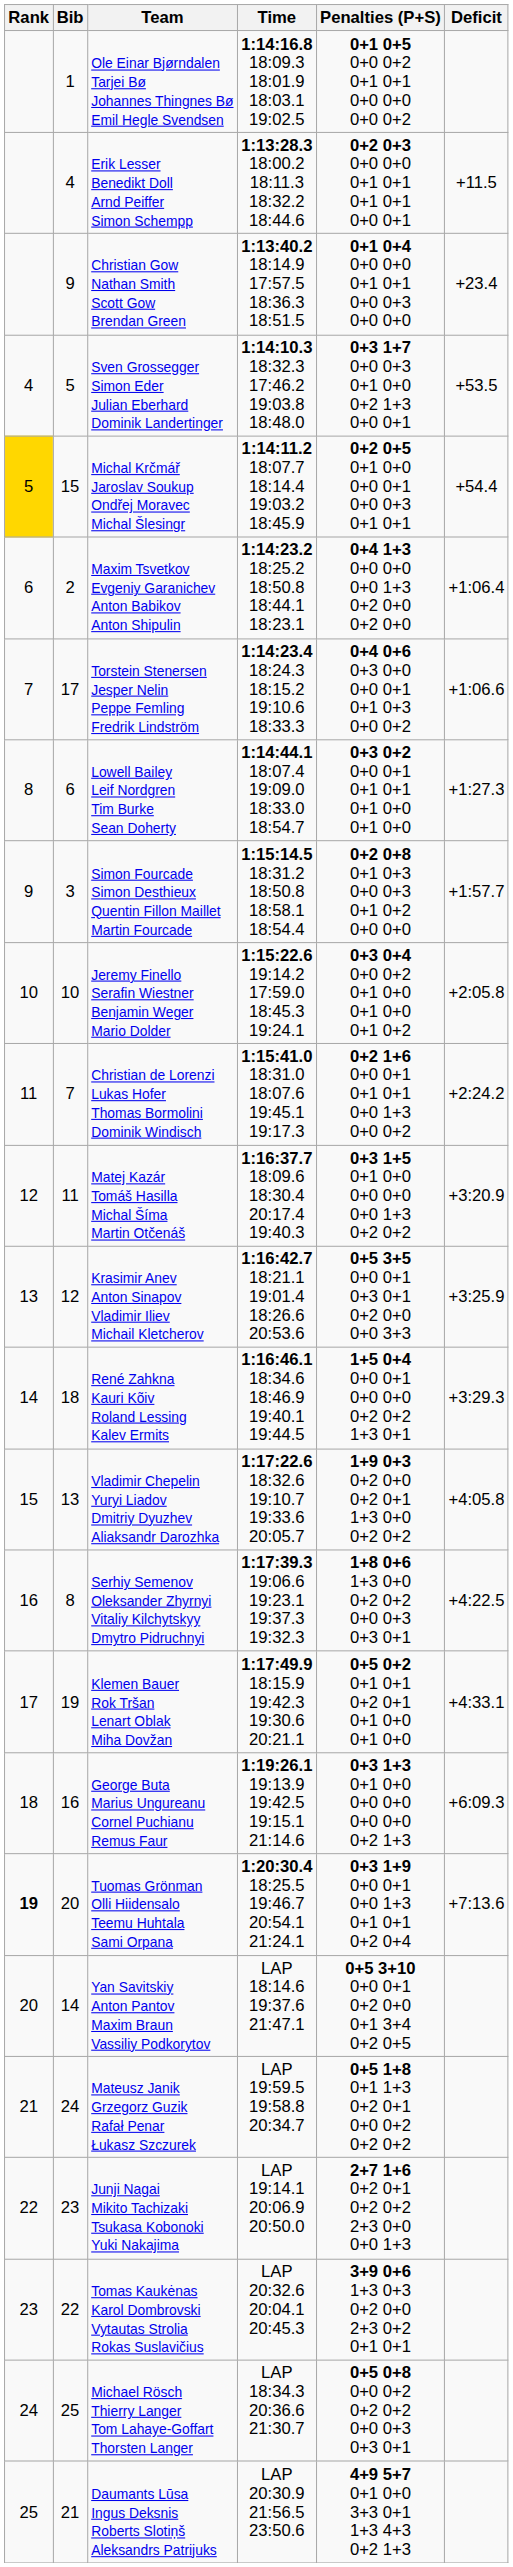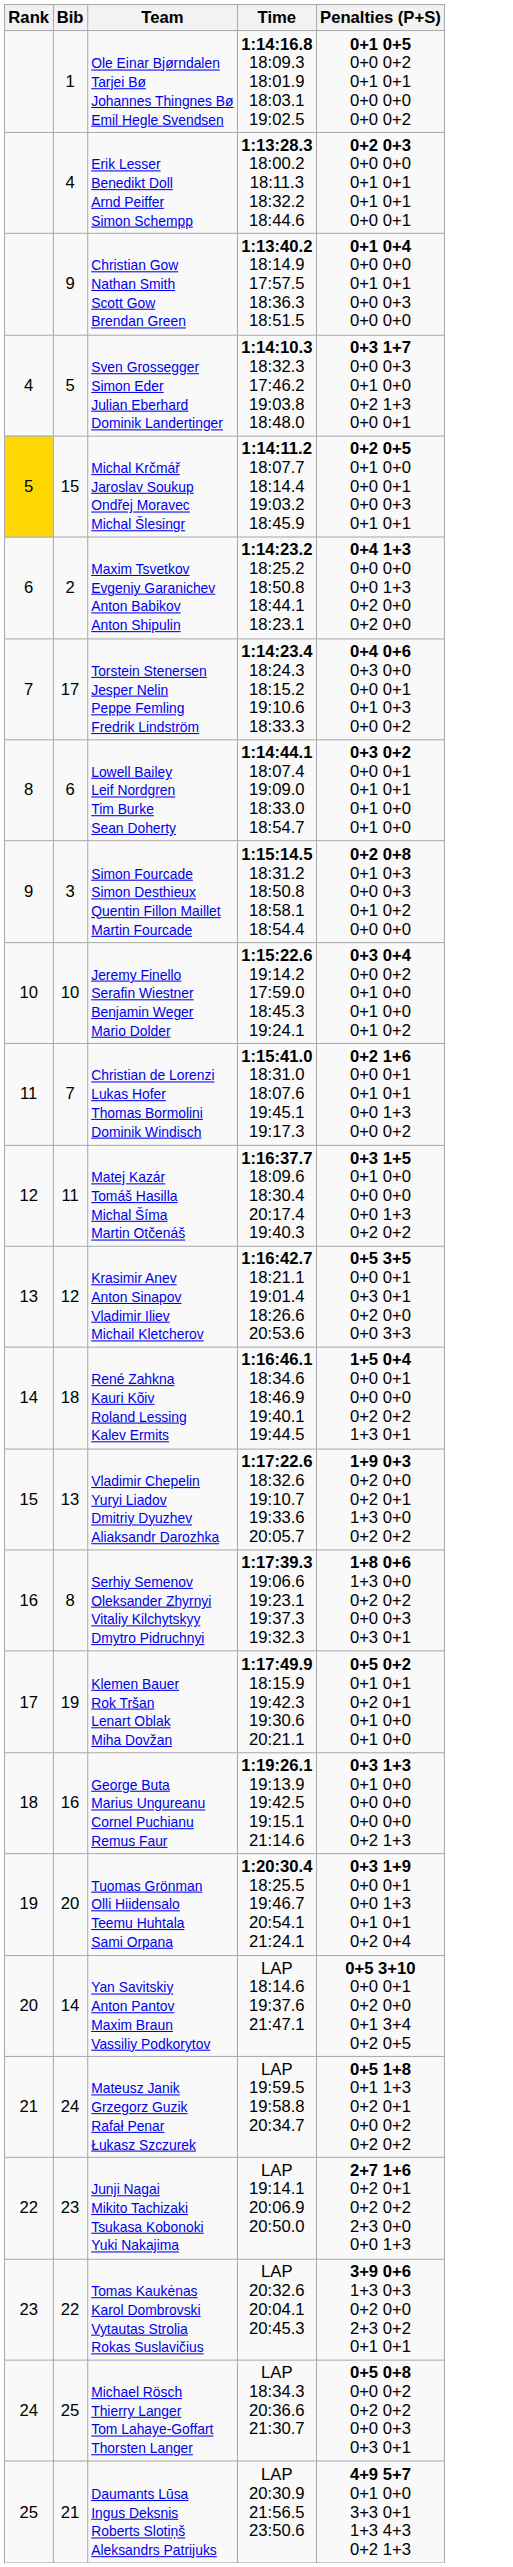- column: (476, 17)
(29, 1904) bold -> (29, 1904) normal
